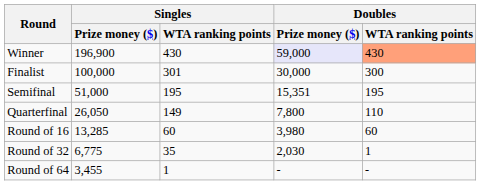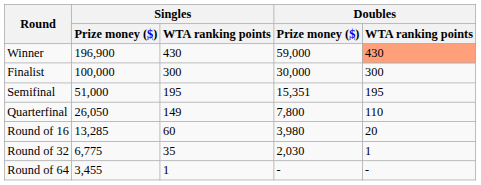(294, 53) lavender background -> (294, 53) no background
(172, 72) 301 -> (172, 72) 300
(371, 131) 60 -> (371, 131) 20
